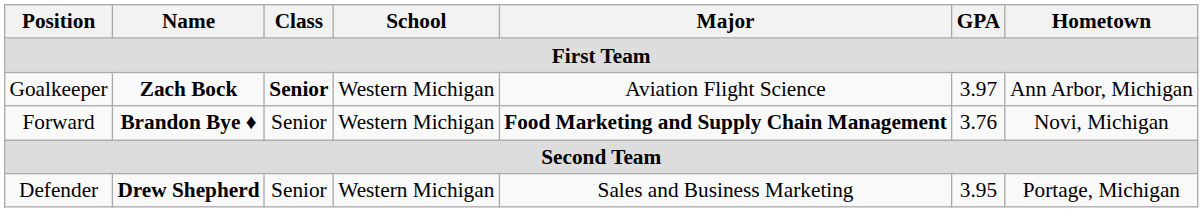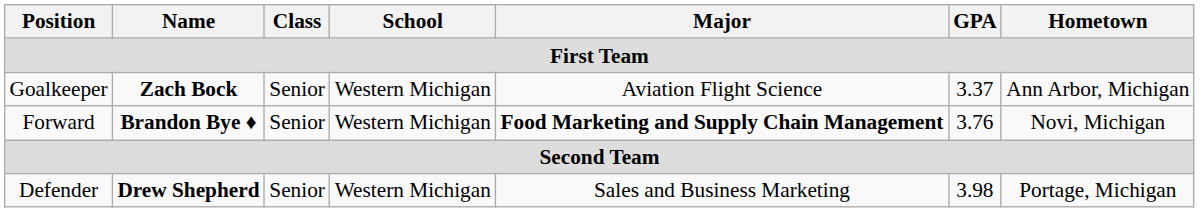(299, 88) bold -> (297, 88) normal
(978, 88) 3.97 -> (975, 88) 3.37
(978, 190) 3.95 -> (975, 190) 3.98
